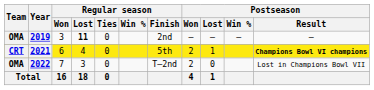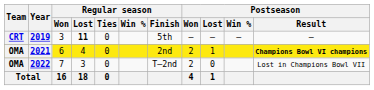(16, 38) OMA -> (16, 38) CRT
(165, 38) 2nd -> (165, 38) 5th
(16, 51) CRT -> (16, 51) OMA
(165, 51) 5th -> (165, 51) 2nd
